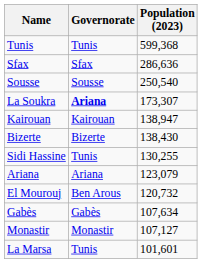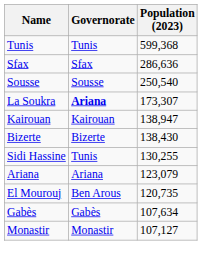(159, 193) 120,732 -> (159, 193) 120,735
- row: (29, 249)
